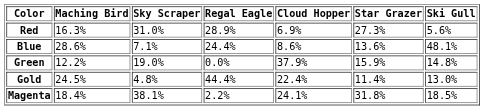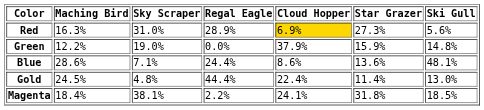(289, 30) no background -> (289, 30) gold background
rows swapped: (29, 47) <-> (29, 63)
